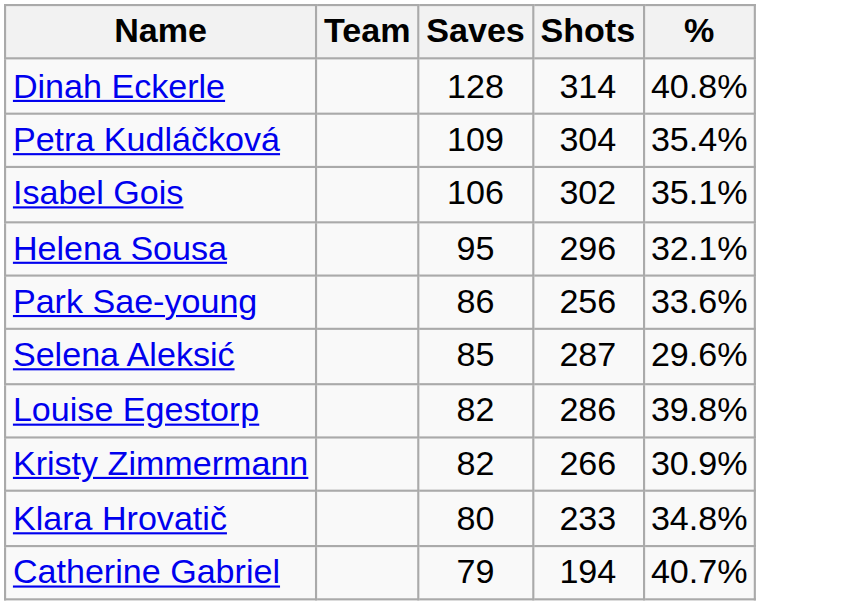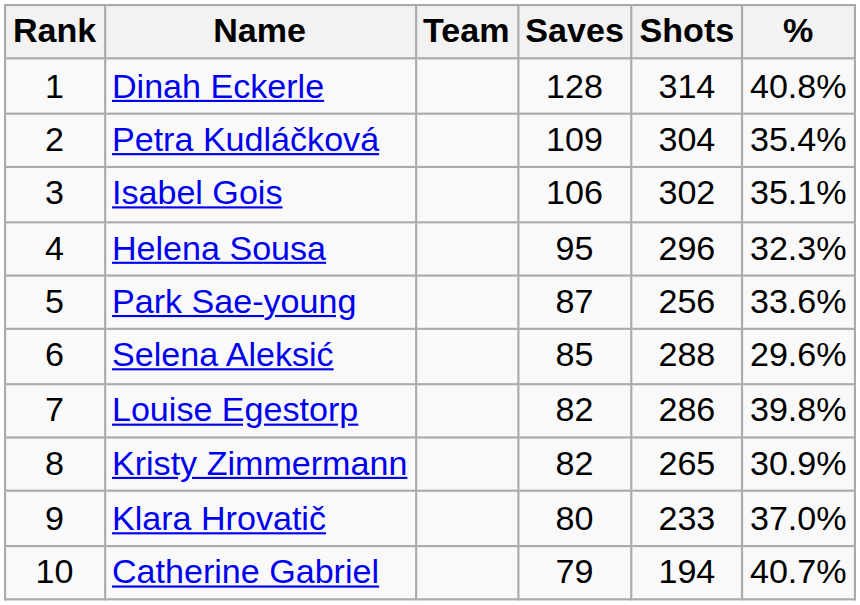+ column: (55, 31)
(699, 247) 32.1% -> (798, 247) 32.3%
(476, 301) 86 -> (575, 301) 87
(588, 355) 287 -> (687, 355) 288
(588, 463) 266 -> (687, 463) 265
(699, 517) 34.8% -> (798, 517) 37.0%
